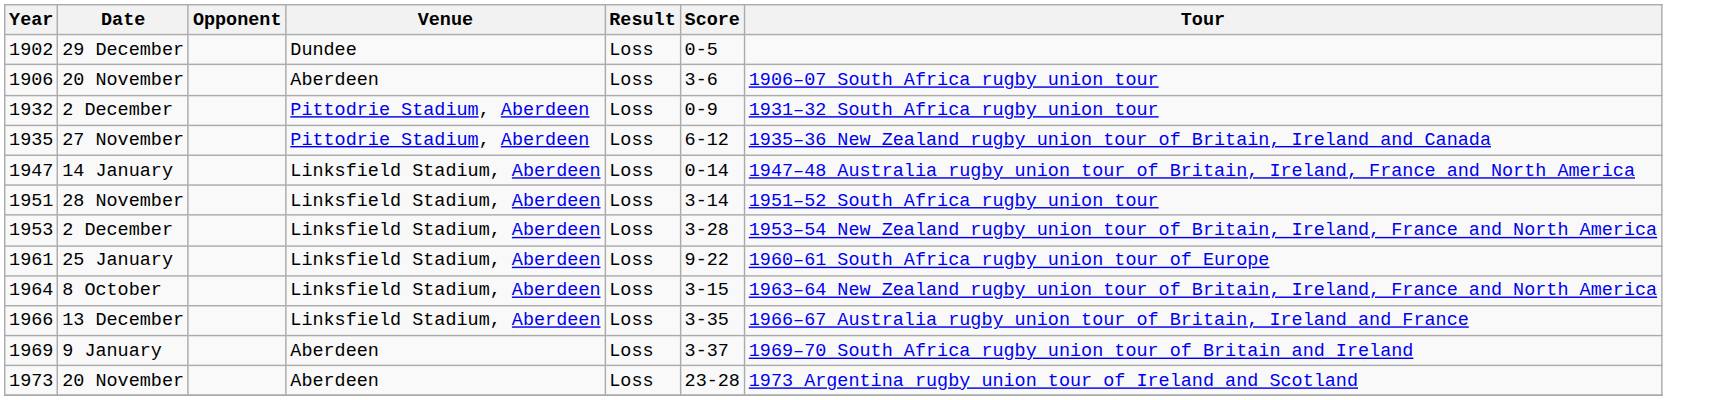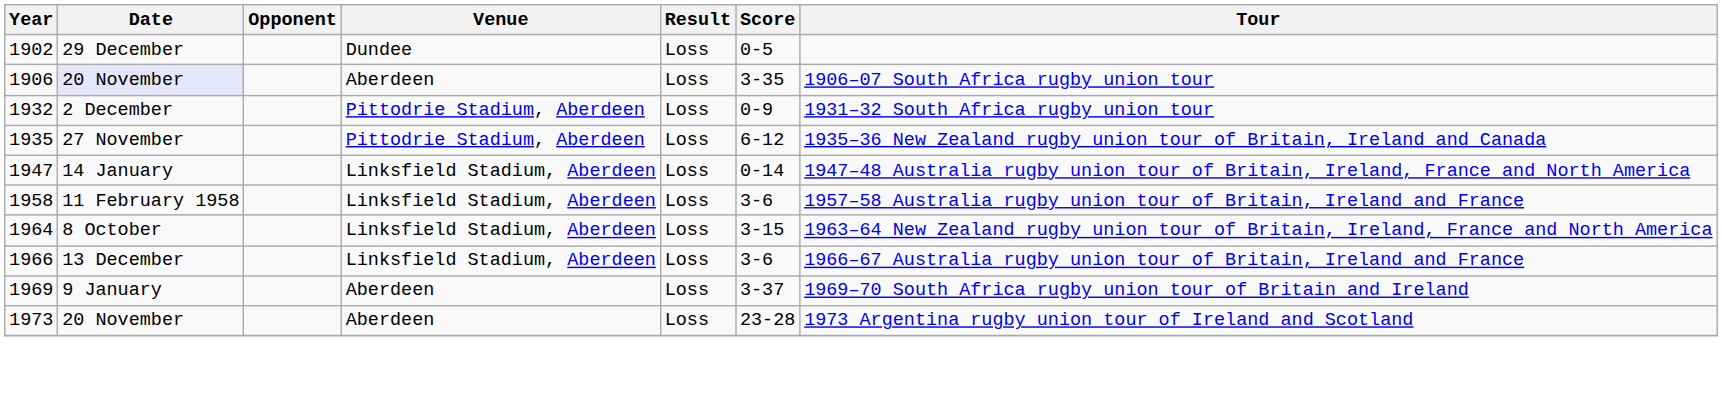(123, 80) no background -> (123, 80) lavender background
(701, 80) 3-6 -> (762, 80) 3-35
- row: (31, 200)
- row: (31, 230)
+ row: (31, 200)
- row: (31, 260)
(707, 321) 3-35 -> (757, 260) 3-6
